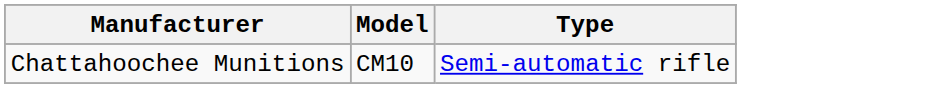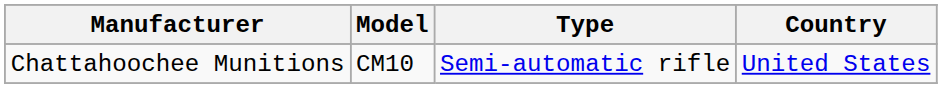+ column: (836, 25)
